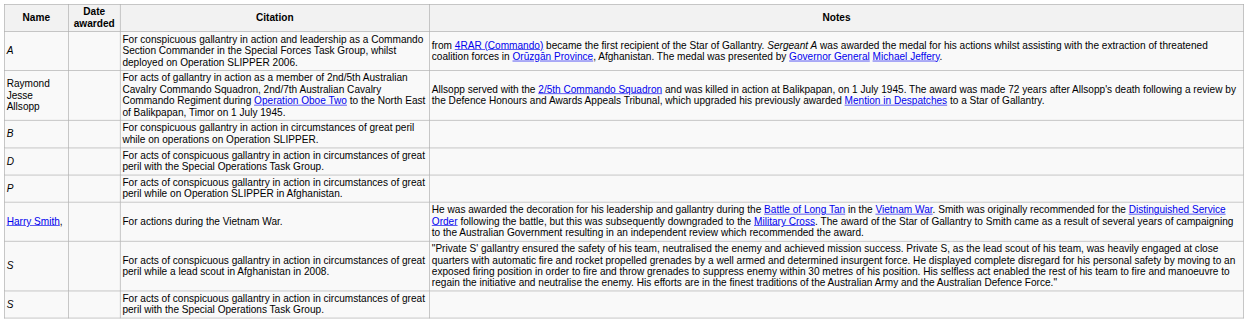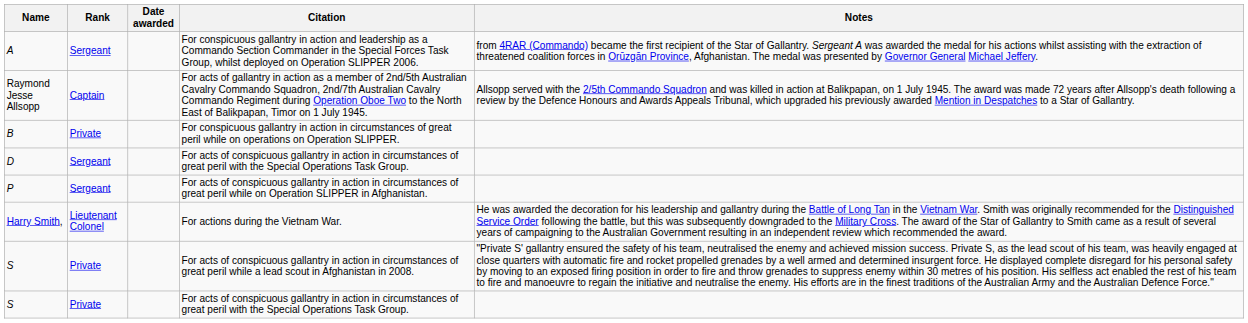+ column: (98, 18)
